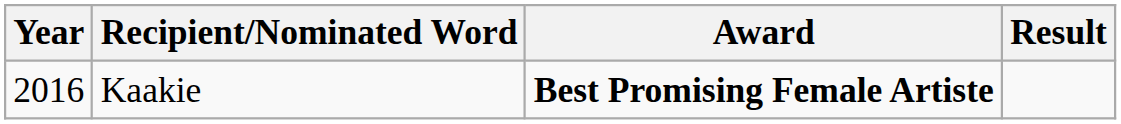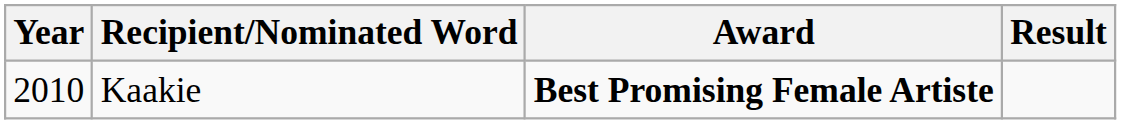(49, 88) 2016 -> (49, 88) 2010
